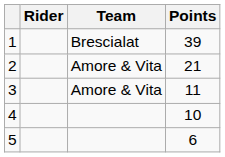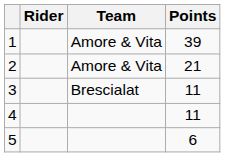(105, 41) Brescialat -> (116, 41) Amore & Vita
(116, 90) Amore & Vita -> (105, 90) Brescialat
(193, 115) 10 -> (193, 115) 11
